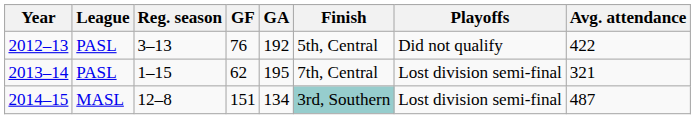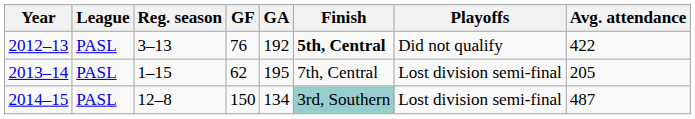(338, 45) normal -> (341, 45) bold
(583, 72) 321 -> (583, 72) 205
(100, 99) MASL -> (96, 99) PASL
(243, 99) 151 -> (243, 99) 150
